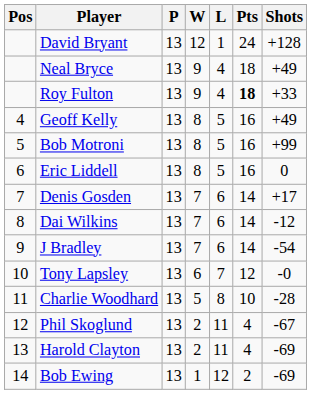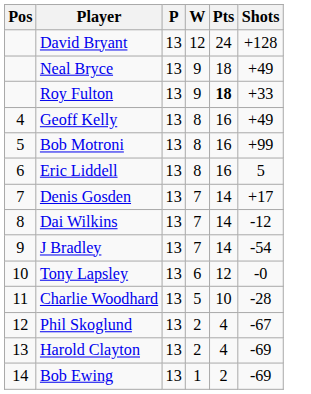- column: (221, 17)
(284, 171) 0 -> (261, 171) 5
